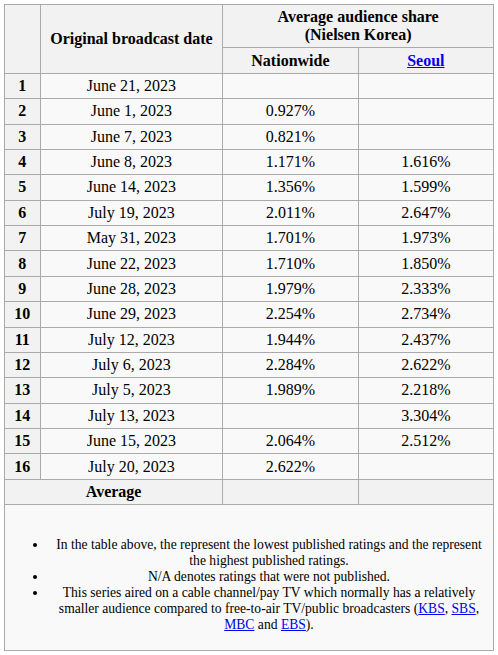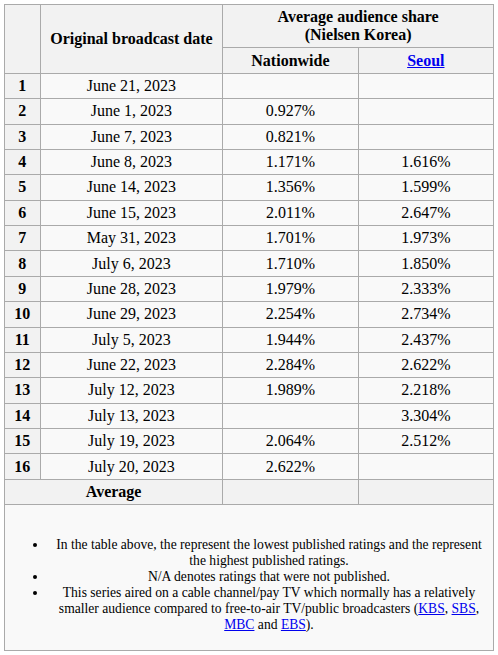(131, 212) July 19, 2023 -> (131, 212) June 15, 2023
(131, 263) June 22, 2023 -> (131, 263) July 6, 2023
(131, 339) July 12, 2023 -> (131, 339) July 5, 2023
(131, 365) July 6, 2023 -> (131, 365) June 22, 2023
(131, 390) July 5, 2023 -> (131, 390) July 12, 2023
(131, 441) June 15, 2023 -> (131, 441) July 19, 2023
